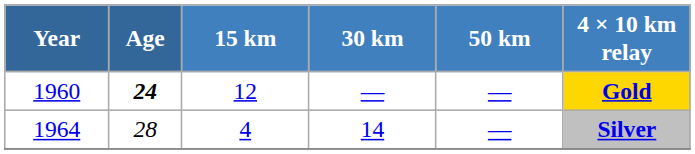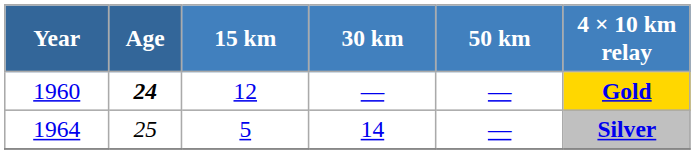(145, 129) 28 -> (145, 129) 25
(245, 129) 4 -> (245, 129) 5
